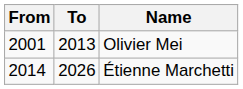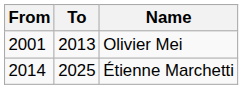(77, 71) 2026 -> (77, 71) 2025
